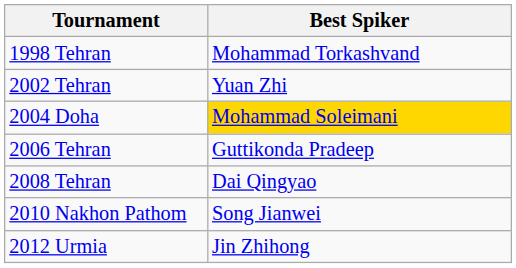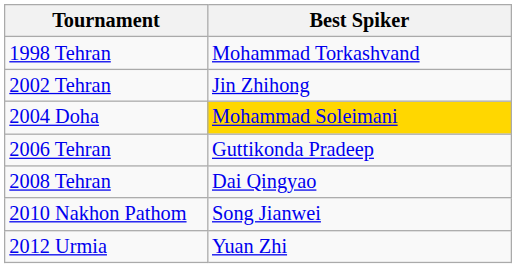(250, 85) Yuan Zhi -> (261, 85) Jin Zhihong
(261, 246) Jin Zhihong -> (250, 246) Yuan Zhi
